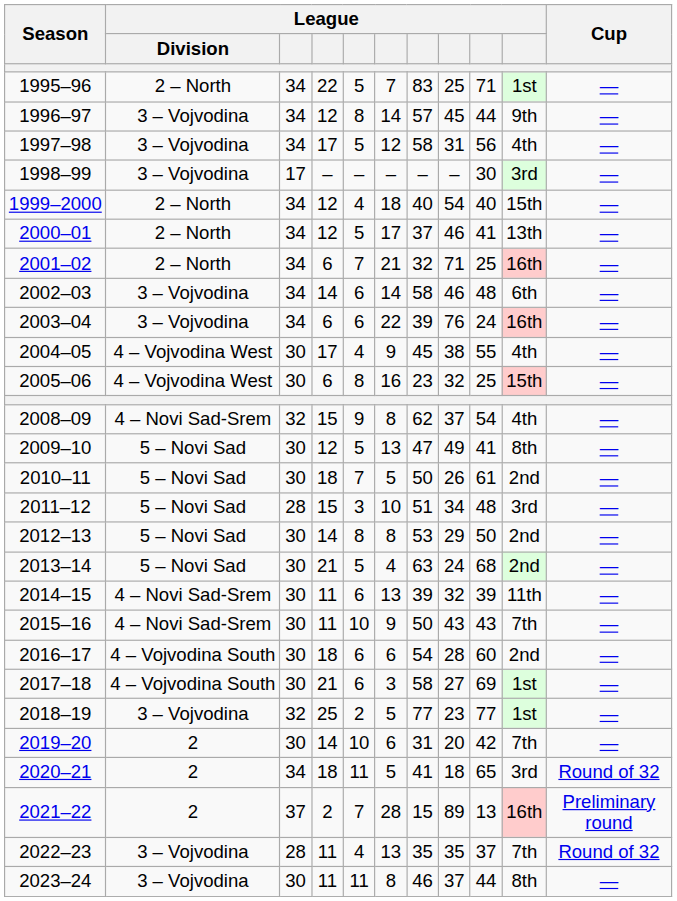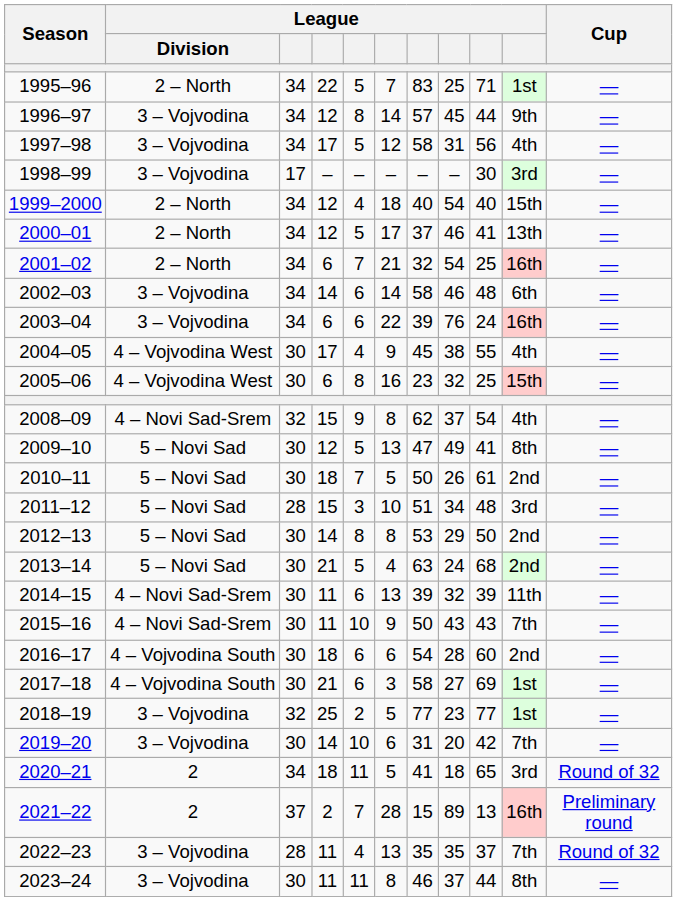(454, 263) 71 -> (454, 263) 54
(193, 742) 2 -> (193, 742) 3 – Vojvodina
